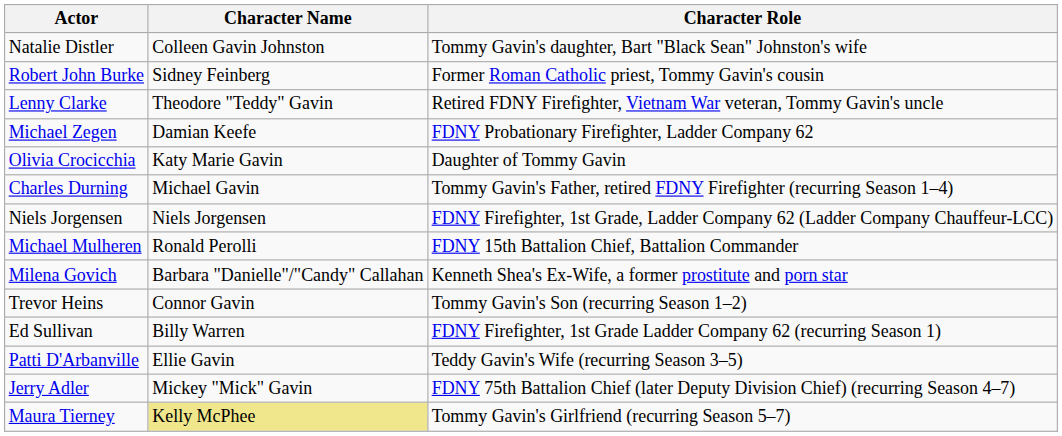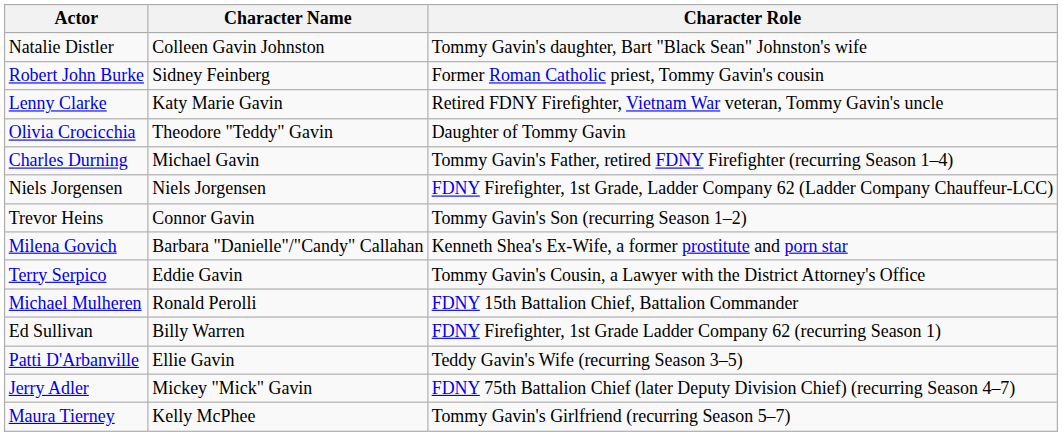(243, 103) Theodore "Teddy" Gavin -> (218, 103) Katy Marie Gavin
- row: (63, 132)
(218, 160) Katy Marie Gavin -> (243, 132) Theodore "Teddy" Gavin
rows swapped: (56, 302) <-> (75, 246)
+ row: (58, 274)
(204, 416) khaki background -> (204, 416) no background
